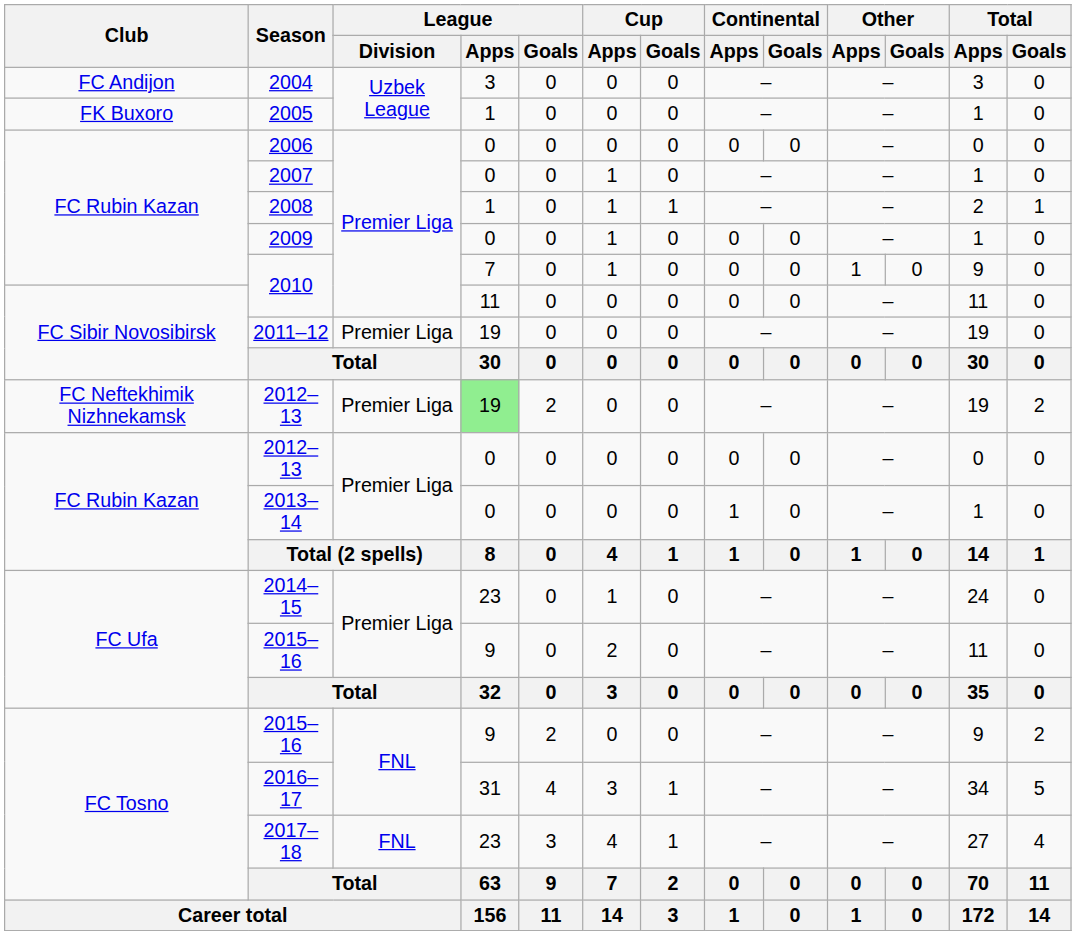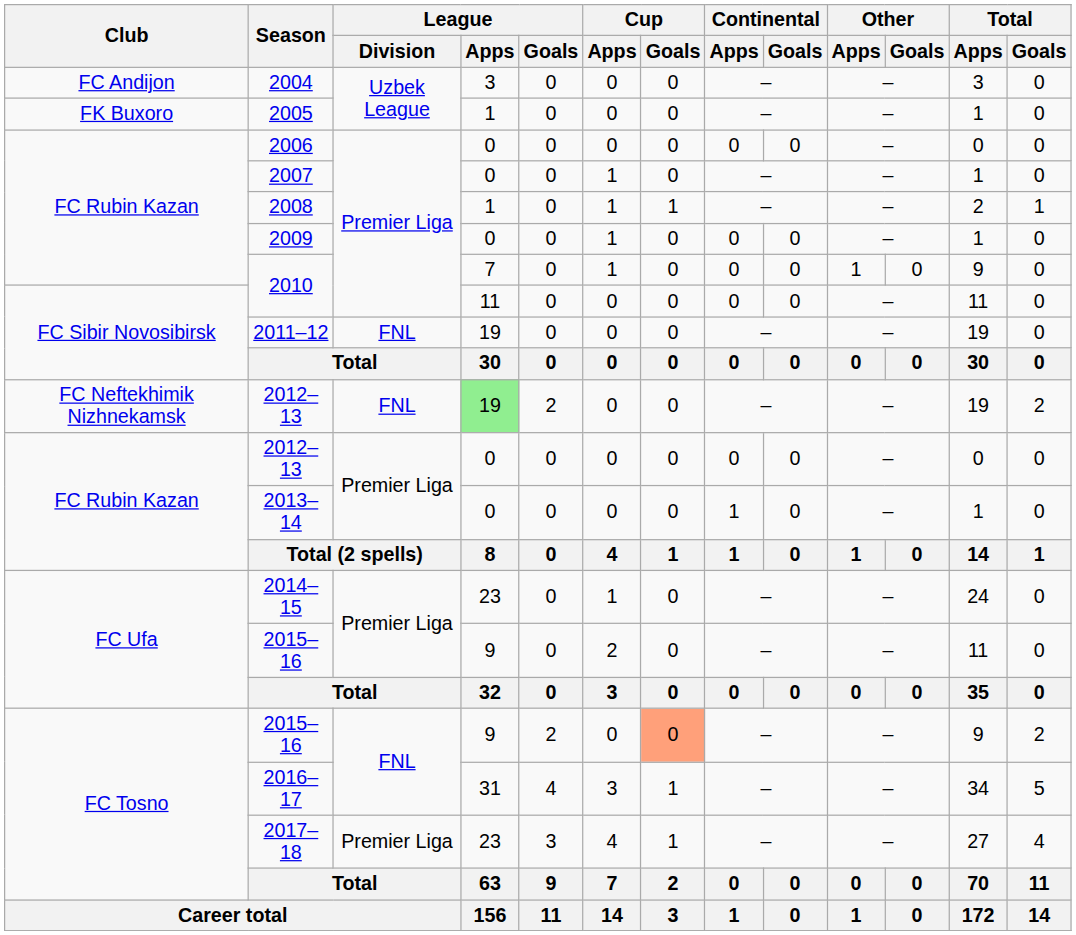(397, 332) Premier Liga -> (397, 332) FNL
(397, 405) Premier Liga -> (397, 405) FNL
(673, 734) no background -> (673, 734) lightsalmon background
(397, 841) FNL -> (397, 841) Premier Liga
